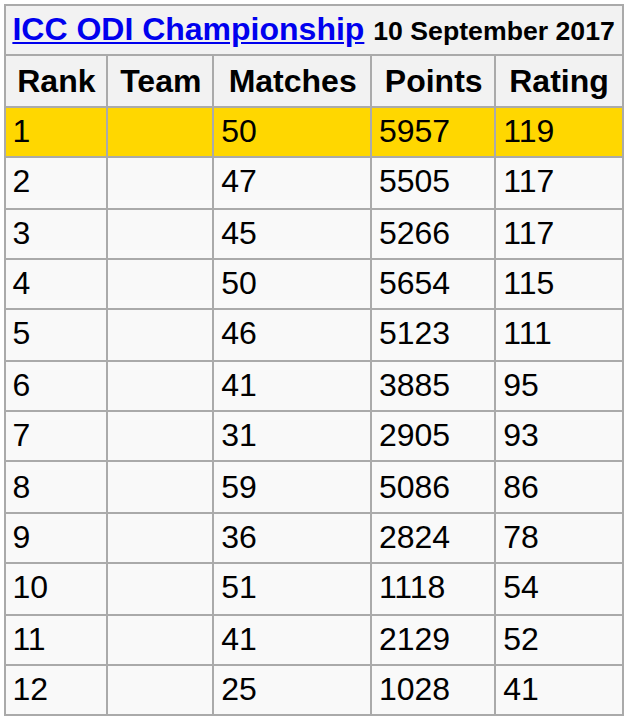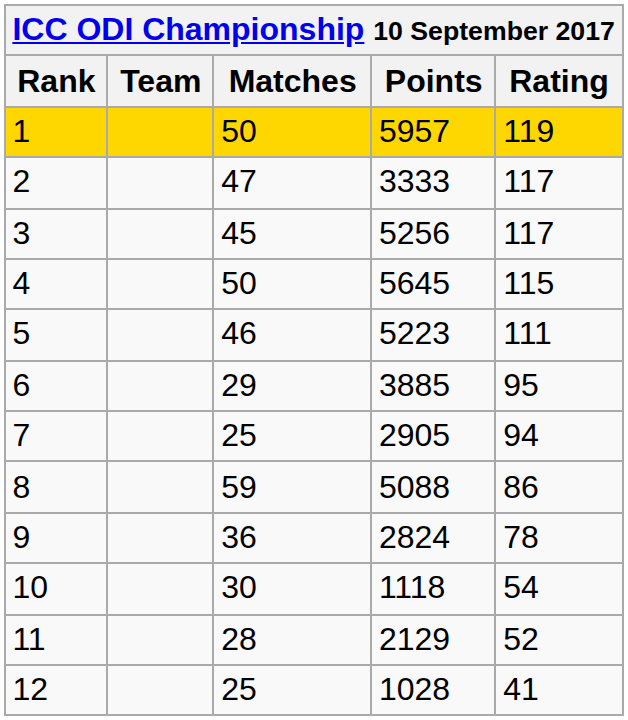(415, 182) 5505 -> (415, 182) 3333
(415, 232) 5266 -> (415, 232) 5256
(415, 283) 5654 -> (415, 283) 5645
(415, 334) 5123 -> (415, 334) 5223
(239, 385) 41 -> (239, 385) 29
(239, 435) 31 -> (239, 435) 25
(521, 435) 93 -> (521, 435) 94
(415, 486) 5086 -> (415, 486) 5088
(239, 588) 51 -> (239, 588) 30
(239, 638) 41 -> (239, 638) 28
